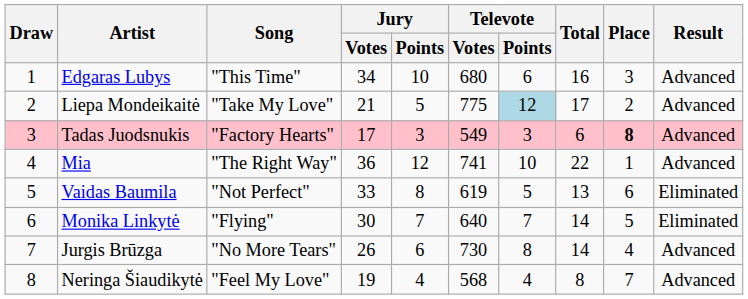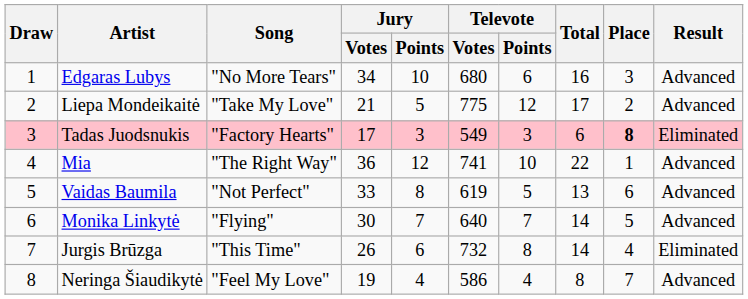(256, 76) "This Time" -> (274, 76) "No More Tears"
(527, 105) lightblue background -> (527, 105) no background
(698, 134) Advanced -> (698, 134) Eliminated
(698, 192) Eliminated -> (698, 192) Advanced
(698, 221) Eliminated -> (698, 221) Advanced
(274, 250) "No More Tears" -> (256, 250) "This Time"
(474, 250) 730 -> (474, 250) 732
(698, 250) Advanced -> (698, 250) Eliminated
(474, 279) 568 -> (474, 279) 586
